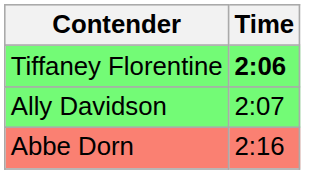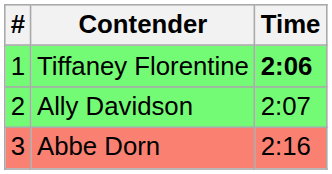+ column: (18, 24)
